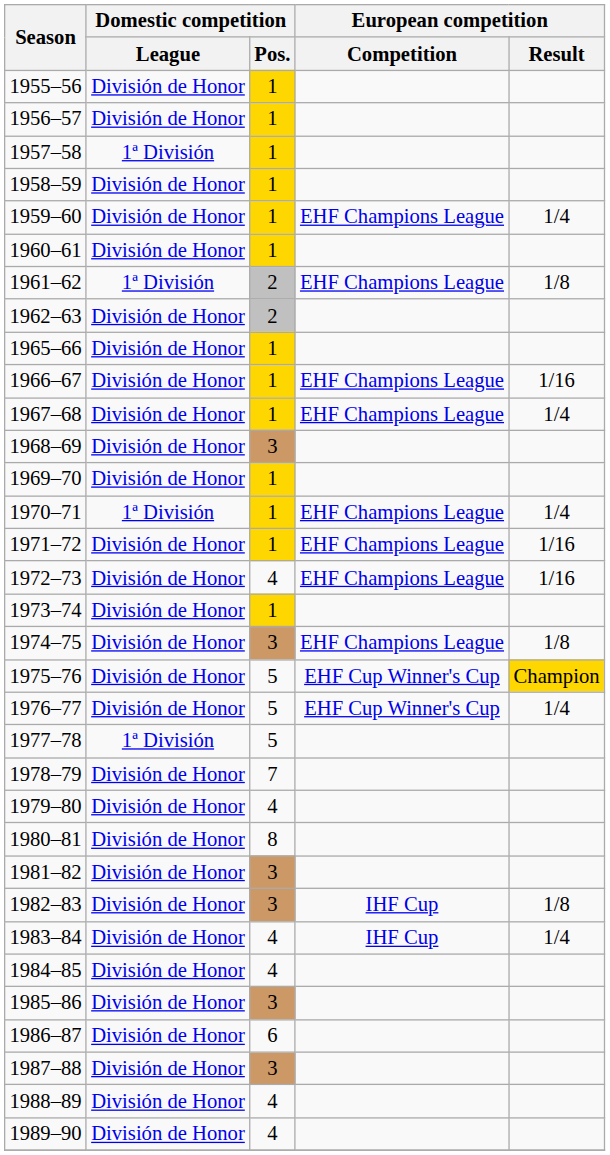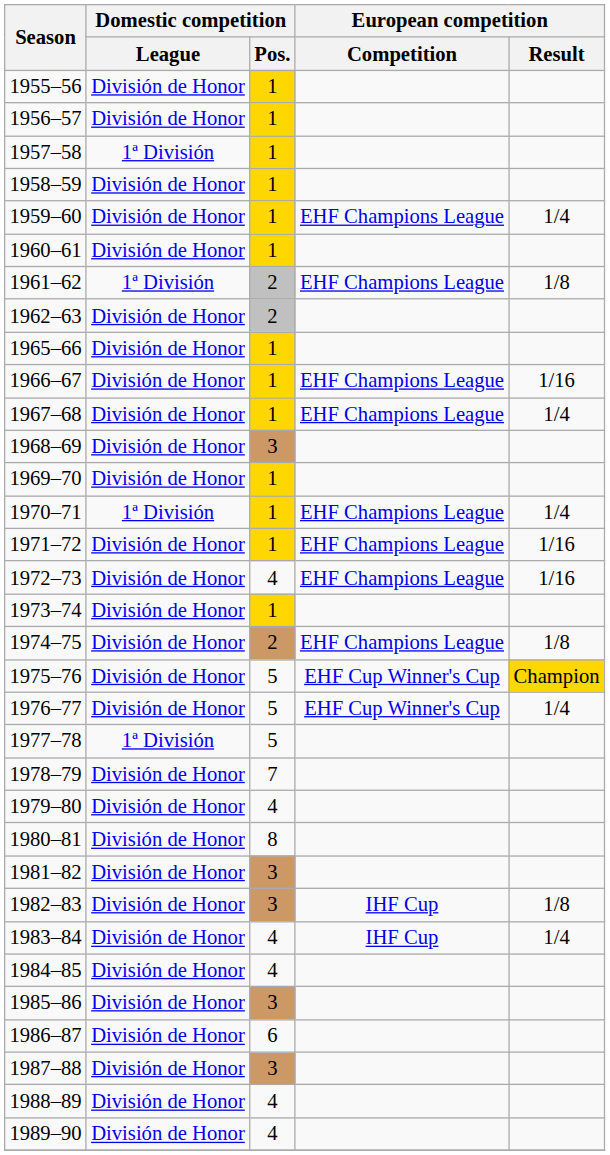(272, 642) 3 -> (272, 642) 2
